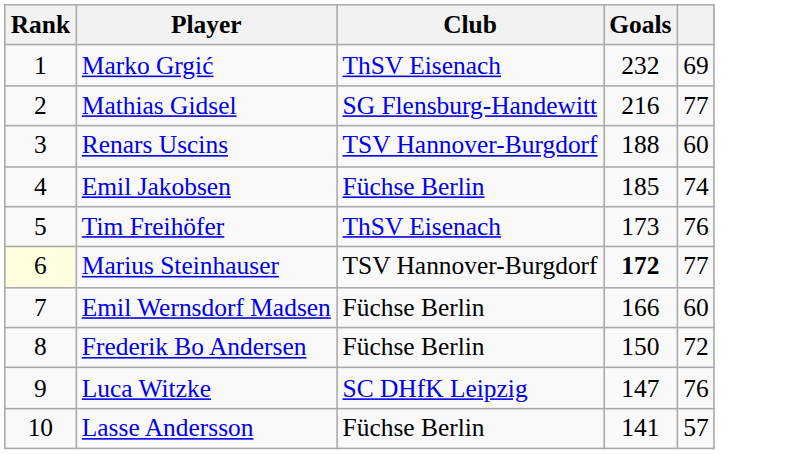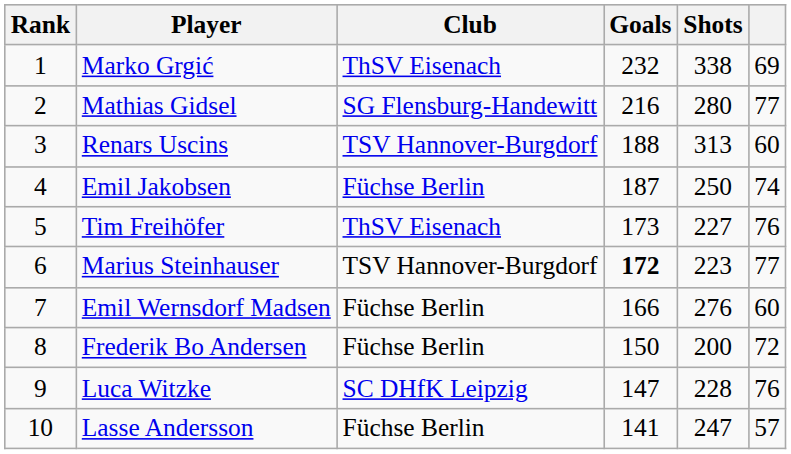+ column: (713, 24)
(640, 186) 185 -> (640, 186) 187
(40, 266) lightyellow background -> (40, 266) no background
